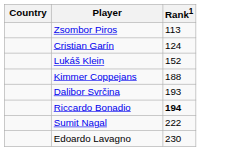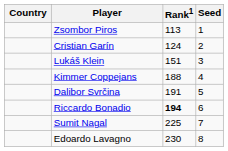+ column: (210, 13)
(173, 61) 152 -> (173, 61) 151
(173, 92) 193 -> (173, 92) 191
(173, 123) 222 -> (173, 123) 225
